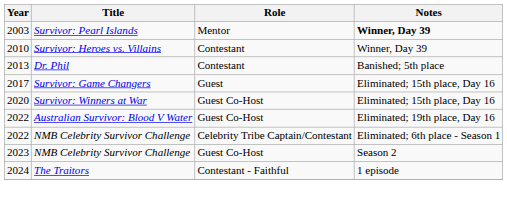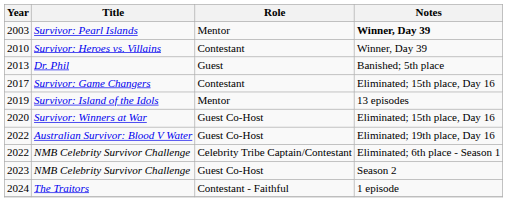(221, 65) Contestant -> (210, 65) Guest
(210, 83) Guest -> (221, 83) Contestant
+ row: (18, 100)
